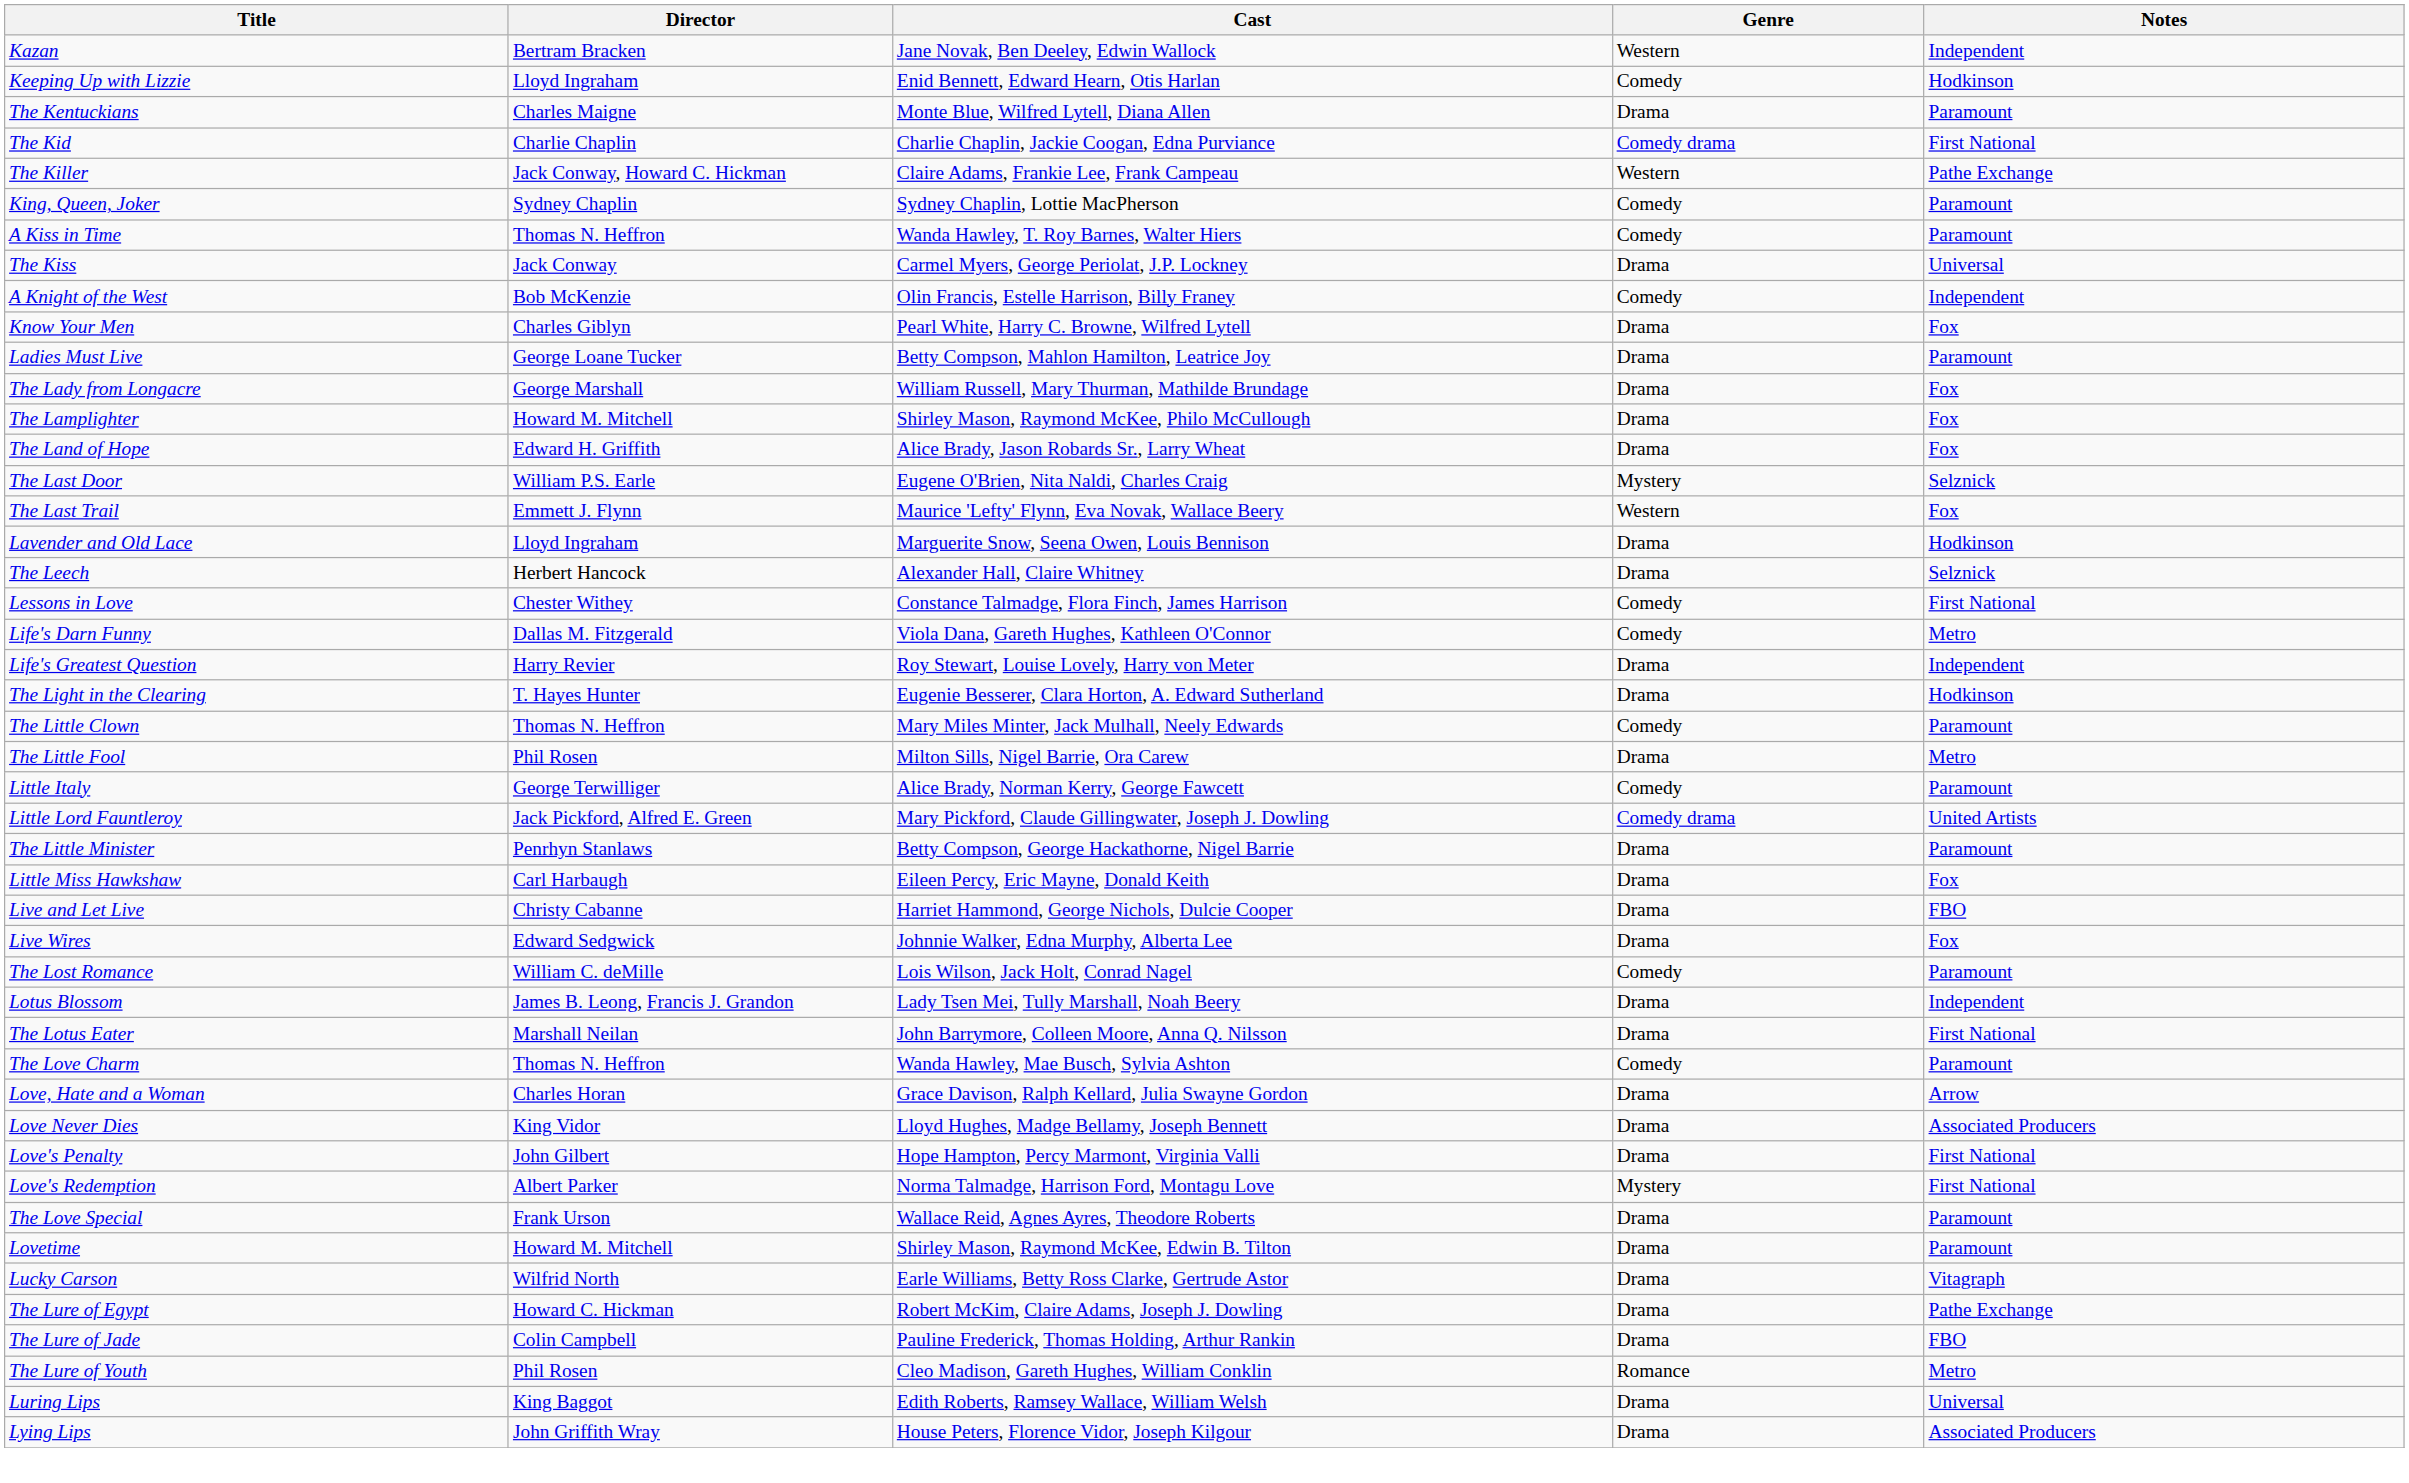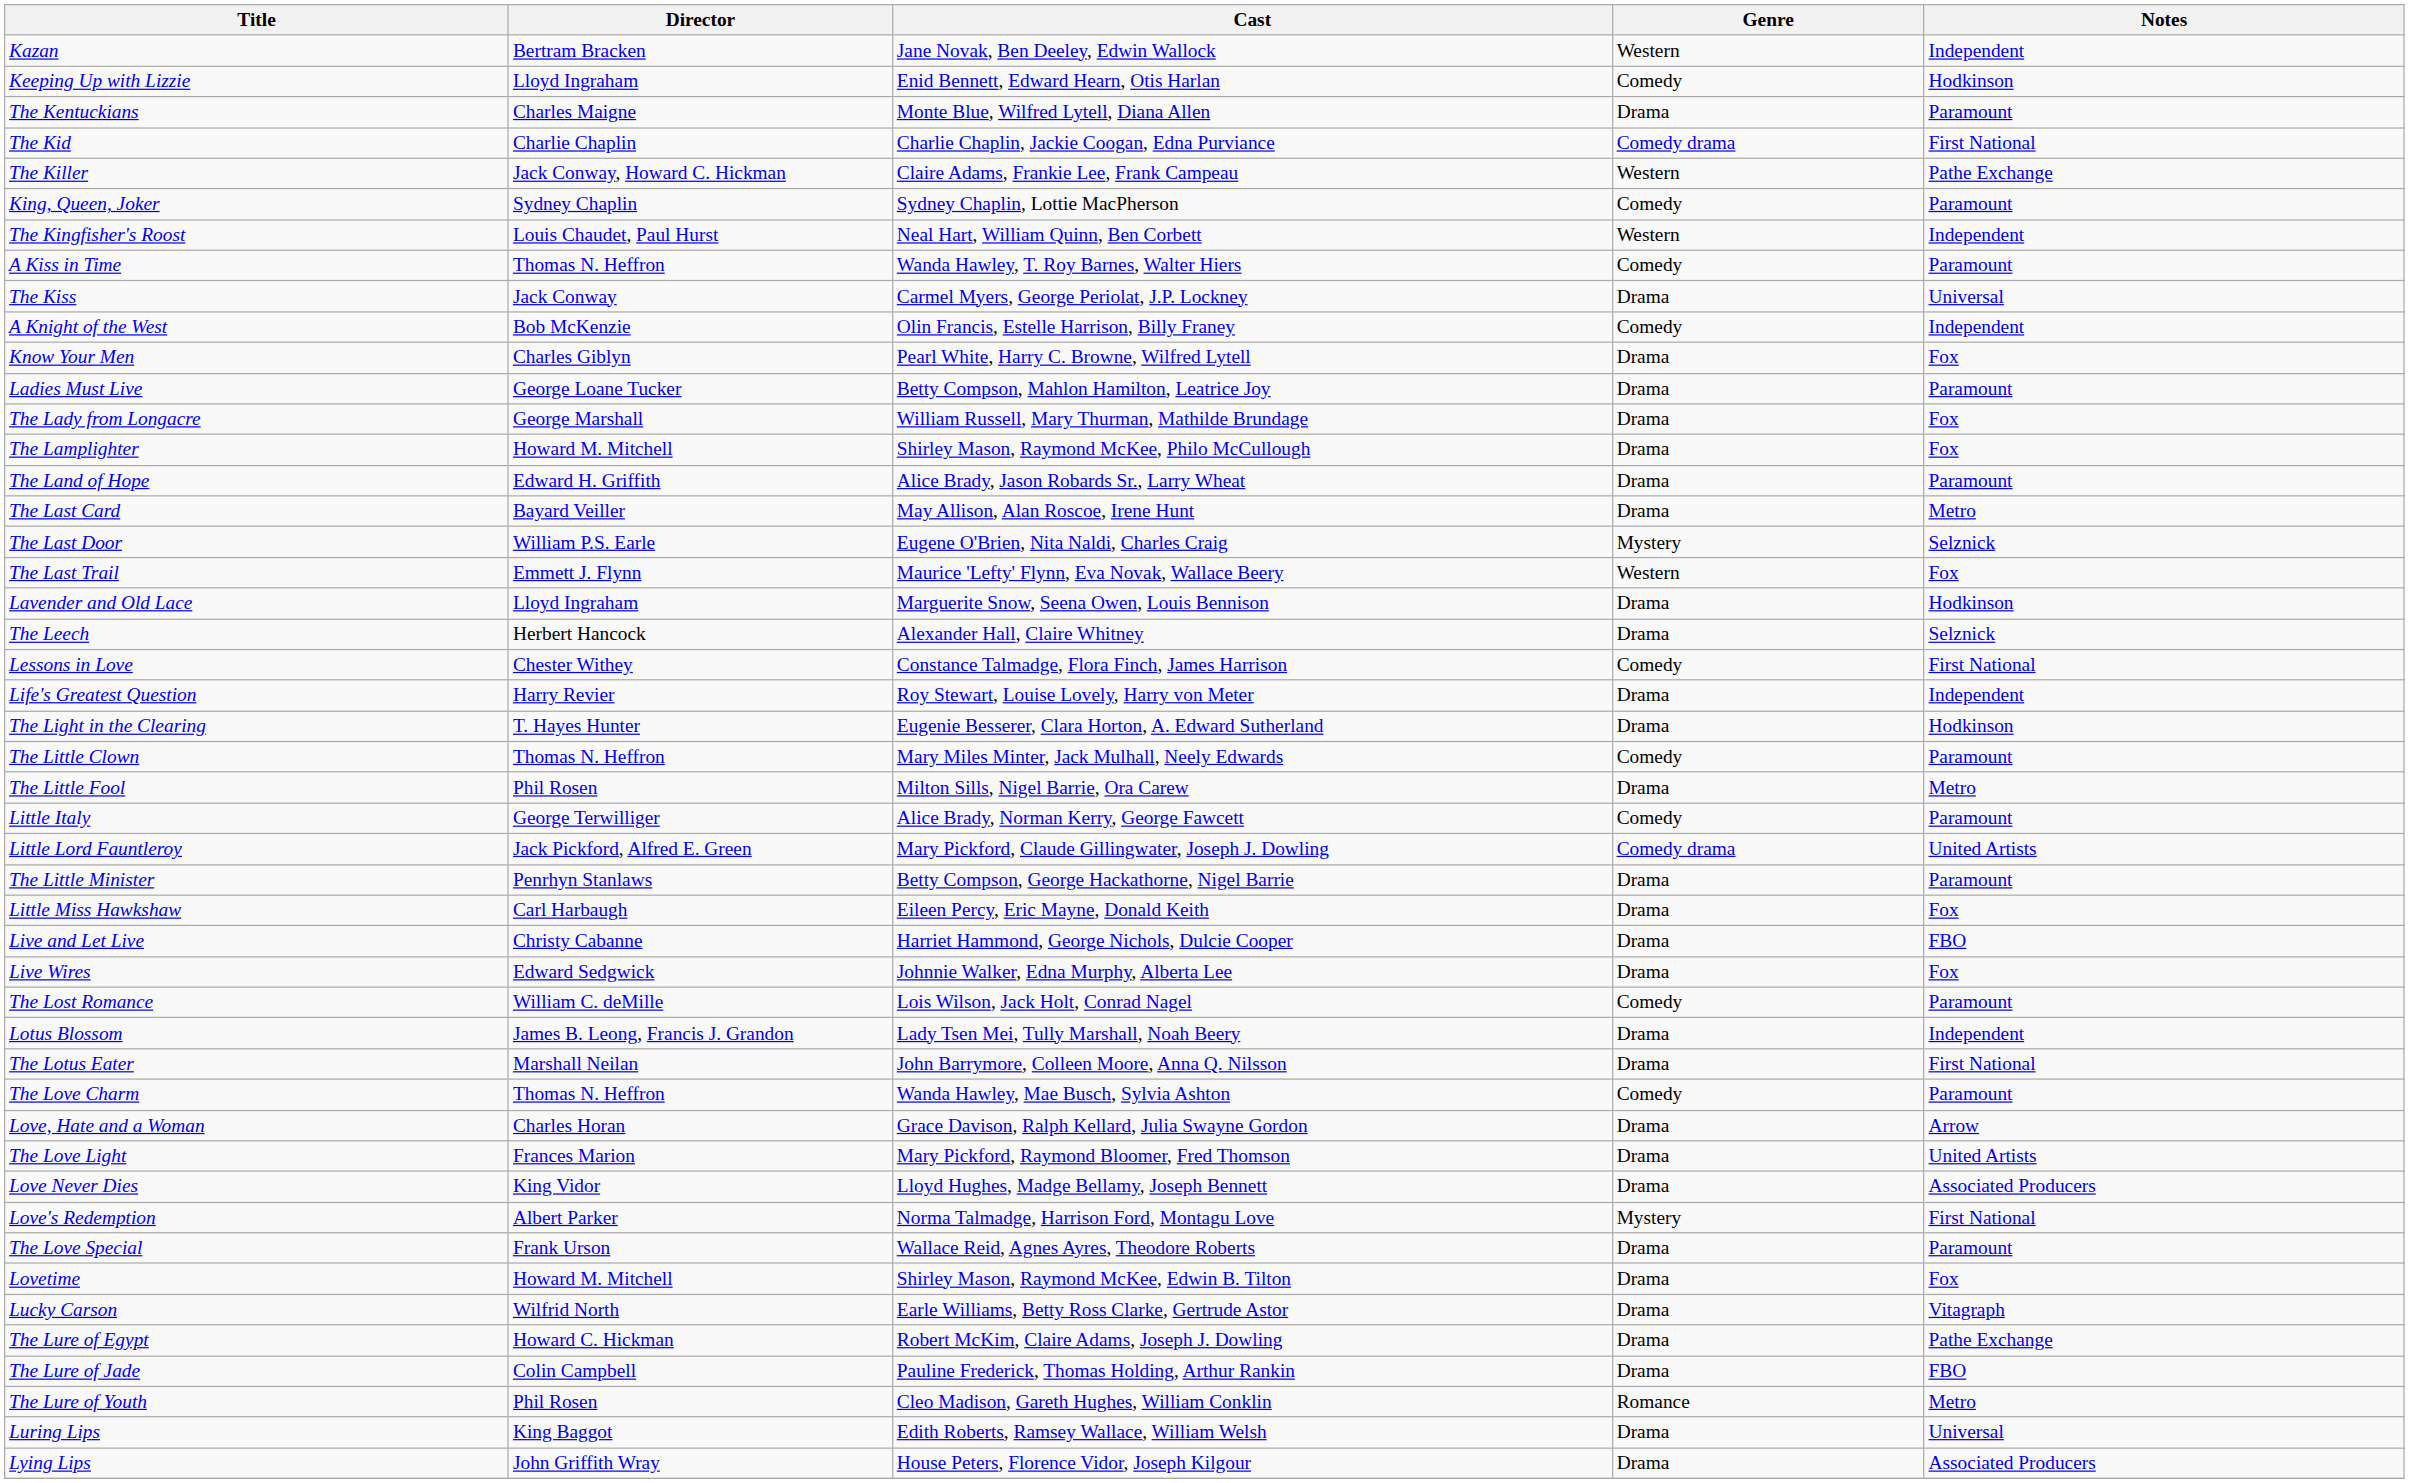+ row: (97, 234)
(1944, 449) Fox -> (1971, 480) Paramount
+ row: (65, 511)
- row: (80, 633)
+ row: (68, 1155)
- row: (66, 1155)
(1971, 1248) Paramount -> (1944, 1278) Fox
